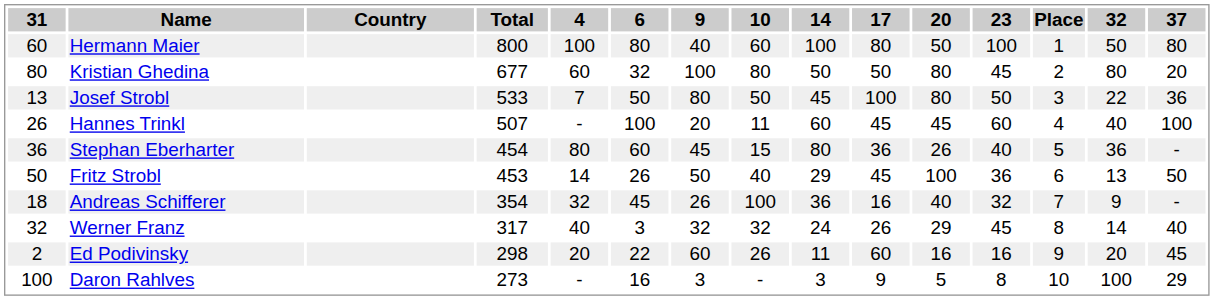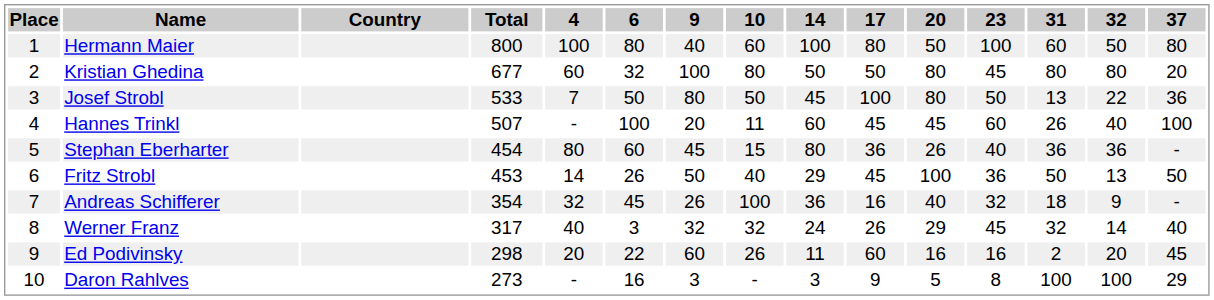columns swapped: (1059, 20) <-> (37, 20)
